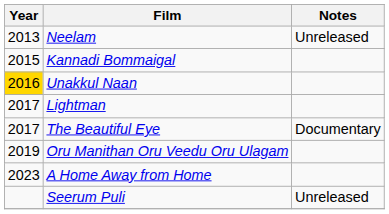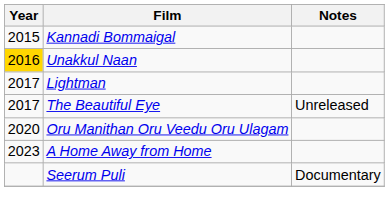- row: (71, 37)
(338, 128) Documentary -> (332, 106) Unreleased
(24, 151) 2019 -> (24, 128) 2020
(332, 197) Unreleased -> (338, 174) Documentary
